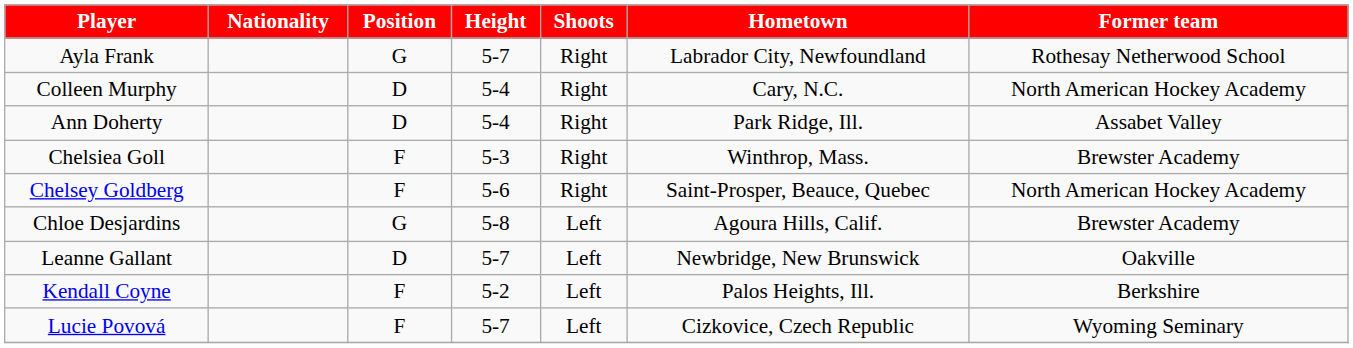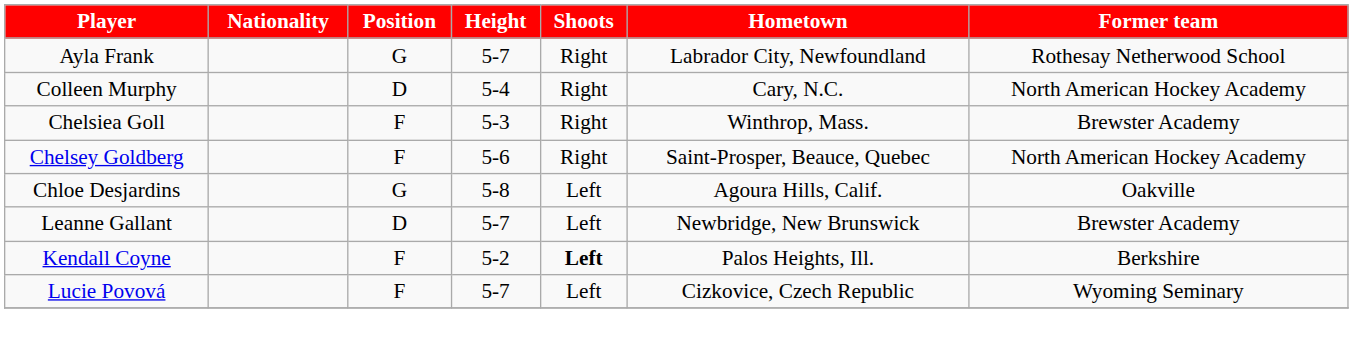- row: (107, 122)
(1158, 223) Brewster Academy -> (1158, 190) Oakville
(1158, 257) Oakville -> (1158, 223) Brewster Academy
(584, 291) normal -> (584, 257) bold
